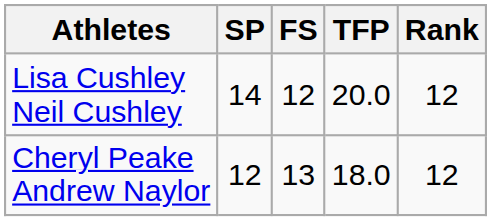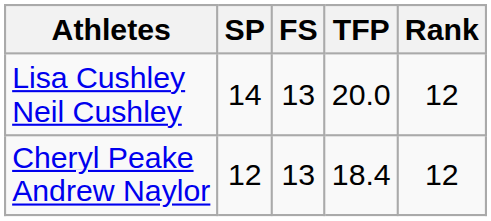(298, 94) 12 -> (298, 94) 13
(361, 175) 18.0 -> (361, 175) 18.4
